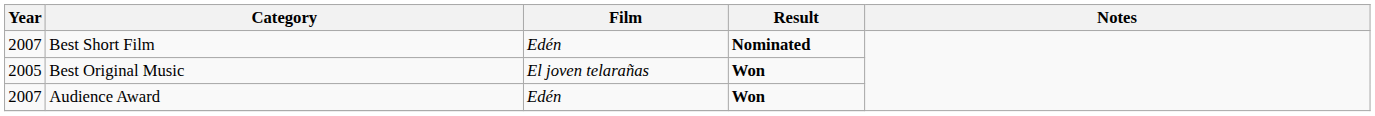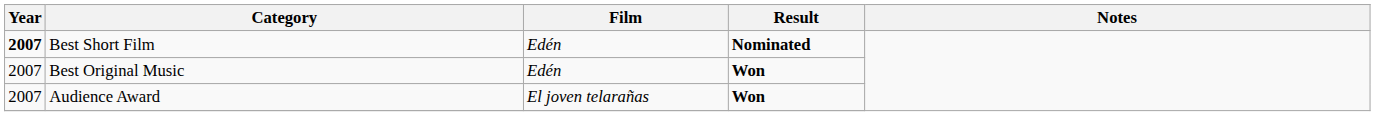(25, 44) normal -> (25, 44) bold
(25, 70) 2005 -> (25, 70) 2007
(588, 70) El joven telarañas -> (544, 70) Edén
(544, 96) Edén -> (588, 96) El joven telarañas
